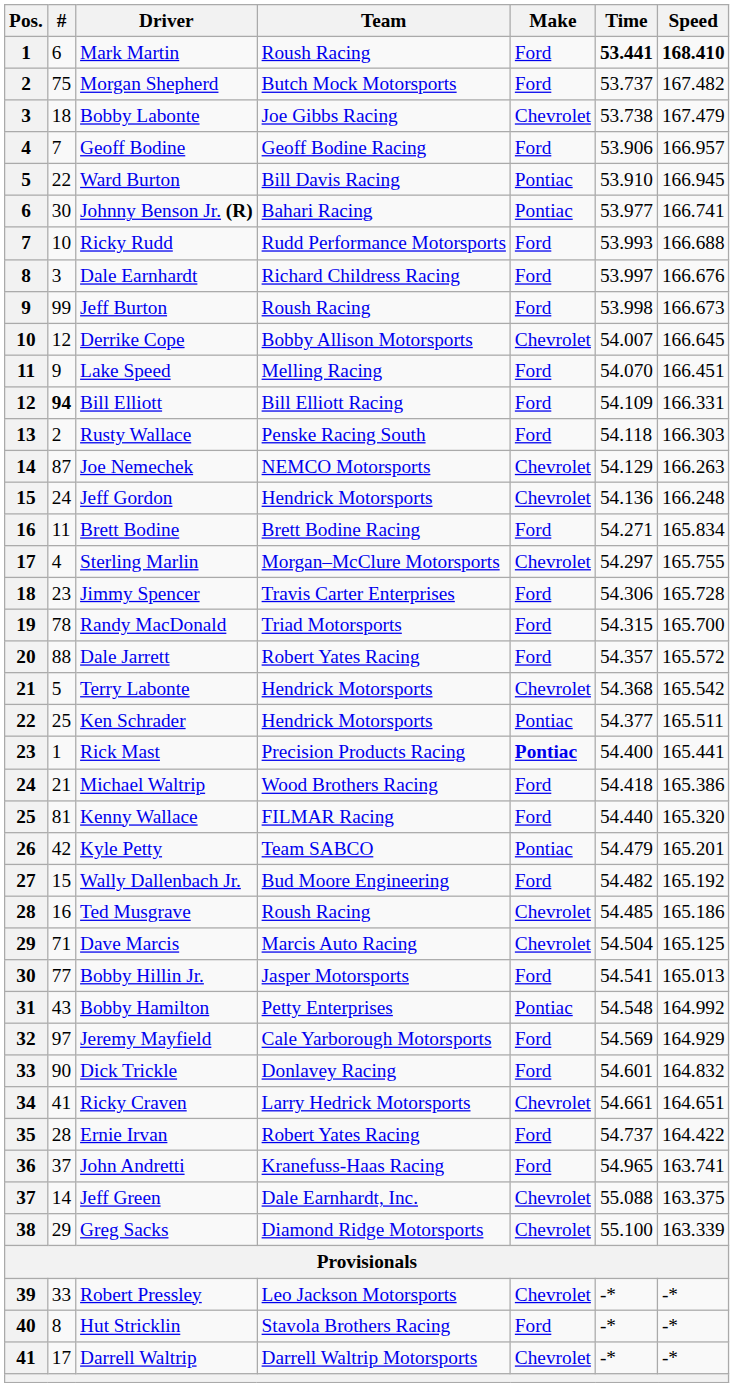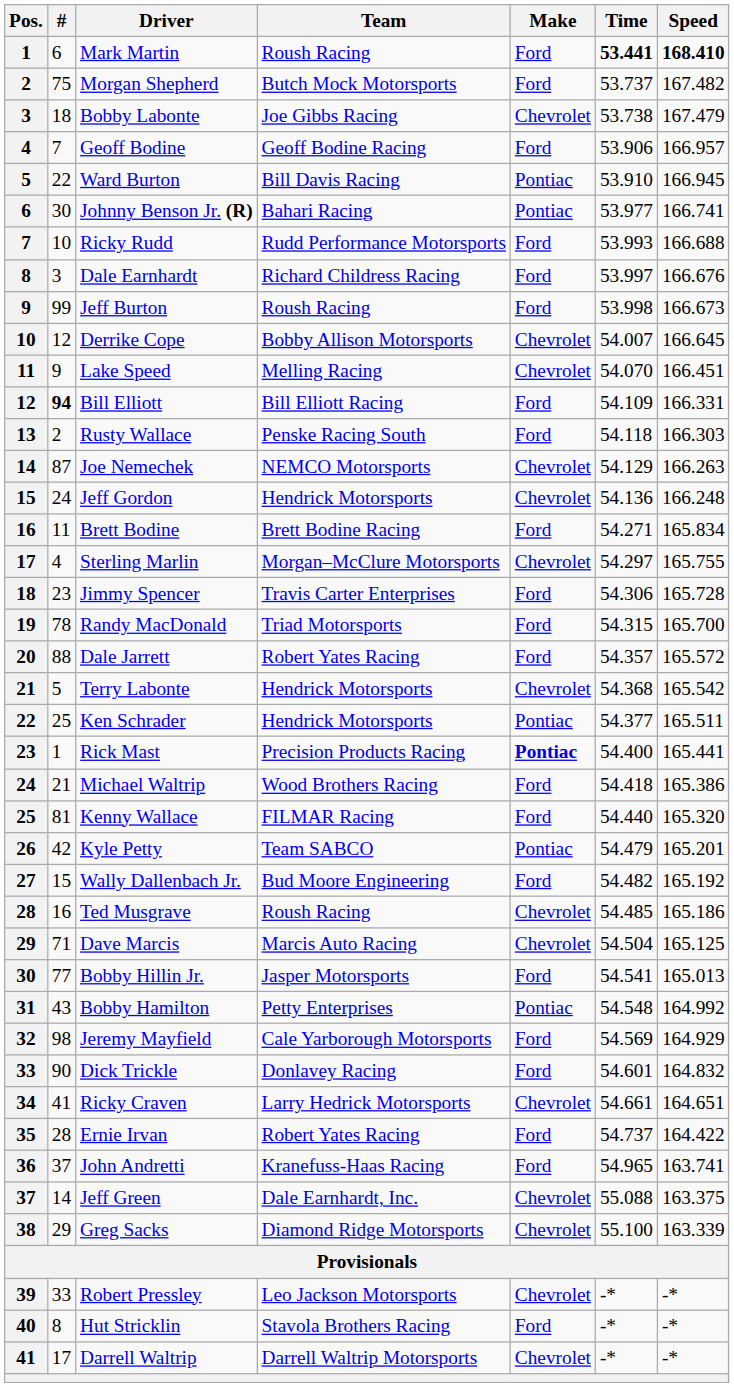(533, 370) Ford -> (553, 370) Chevrolet
(61, 1039) 97 -> (61, 1039) 98
